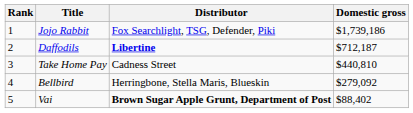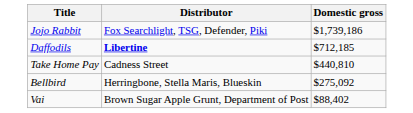- column: (21, 13)
(356, 47) $712,187 -> (334, 47) $712,185
(356, 82) $279,092 -> (334, 82) $275,092
(221, 99) bold -> (206, 99) normal
